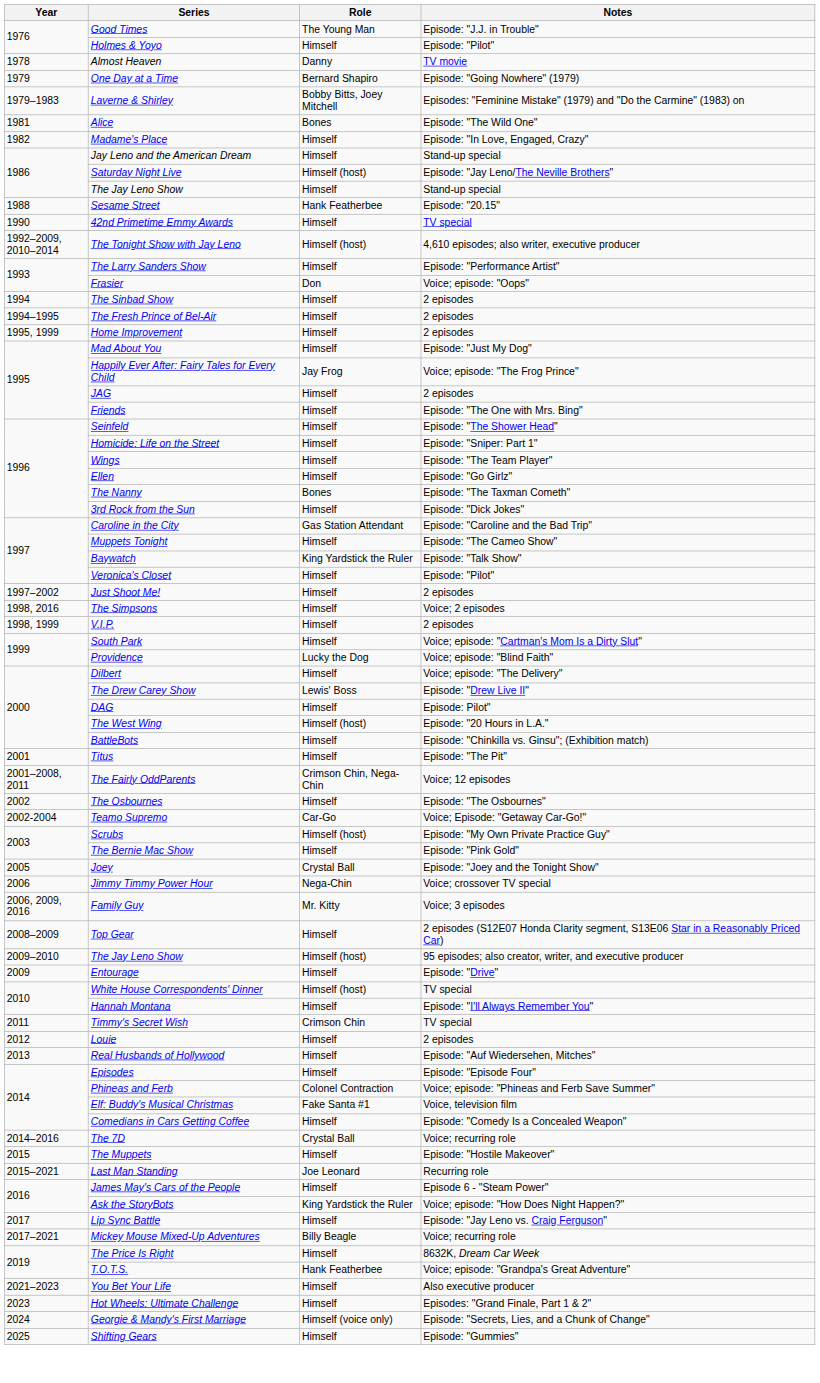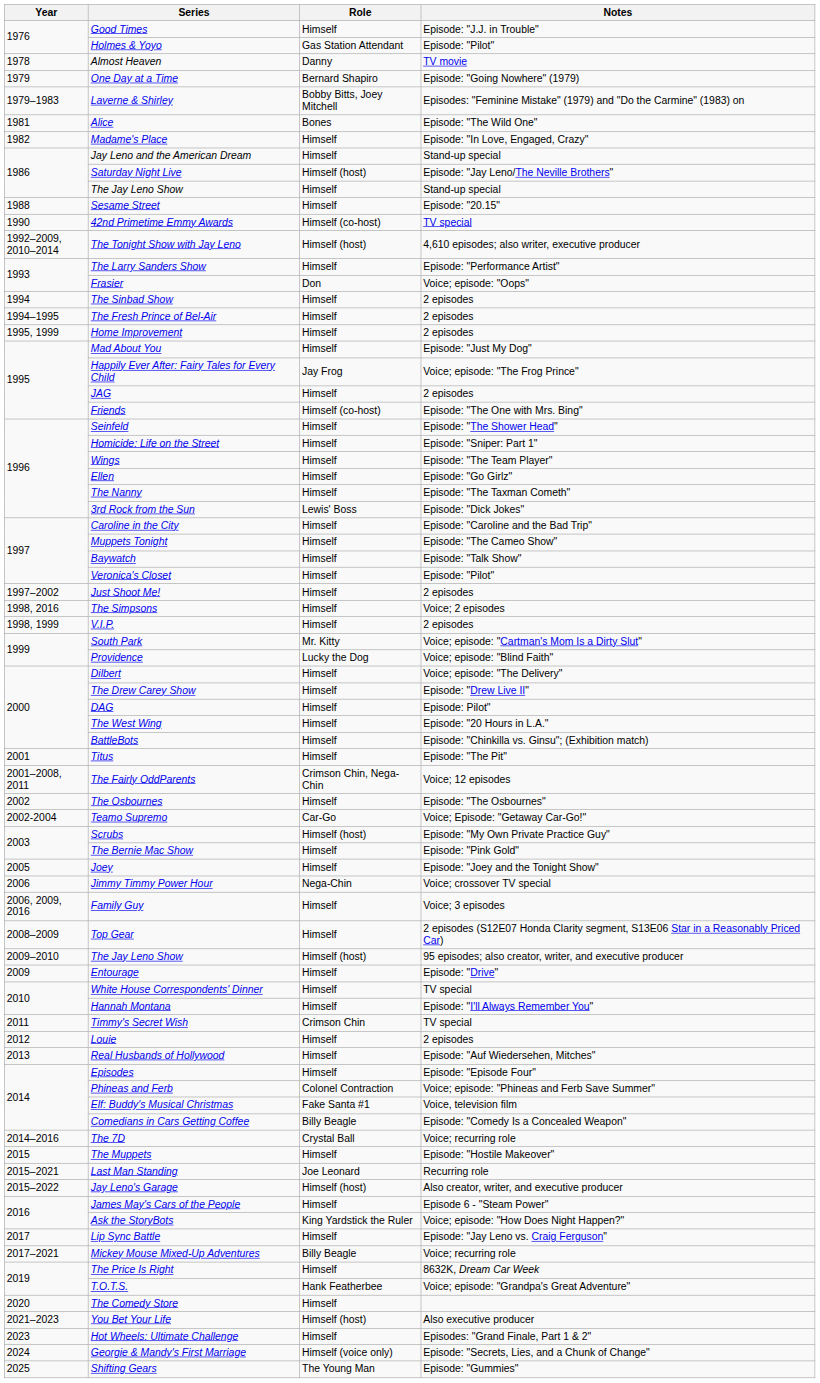(338, 29) The Young Man -> (319, 29) Himself
(319, 45) Himself -> (353, 45) Gas Station Attendant
(342, 205) Hank Featherbee -> (319, 205) Himself
(319, 222) Himself -> (341, 222) Himself (co-host)
(319, 410) Himself -> (341, 410) Himself (co-host)
(317, 493) Bones -> (319, 493) Himself
(319, 509) Himself -> (329, 509) Lewis' Boss
(353, 526) Gas Station Attendant -> (319, 526) Himself
(357, 559) King Yardstick the Ruler -> (319, 559) Himself
(319, 641) Himself -> (321, 641) Mr. Kitty
(329, 691) Lewis' Boss -> (319, 691) Himself
(334, 724) Himself (host) -> (319, 724) Himself
(328, 867) Crystal Ball -> (319, 867) Himself
(321, 906) Mr. Kitty -> (319, 906) Himself
(334, 990) Himself (host) -> (319, 990) Himself
(319, 1122) Himself -> (329, 1122) Billy Beagle
+ row: (134, 1188)
+ row: (134, 1303)
(319, 1286) Himself -> (334, 1319) Himself (host)
(319, 1336) Himself -> (338, 1369) The Young Man
